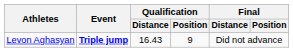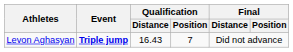(190, 40) 9 -> (190, 40) 7
